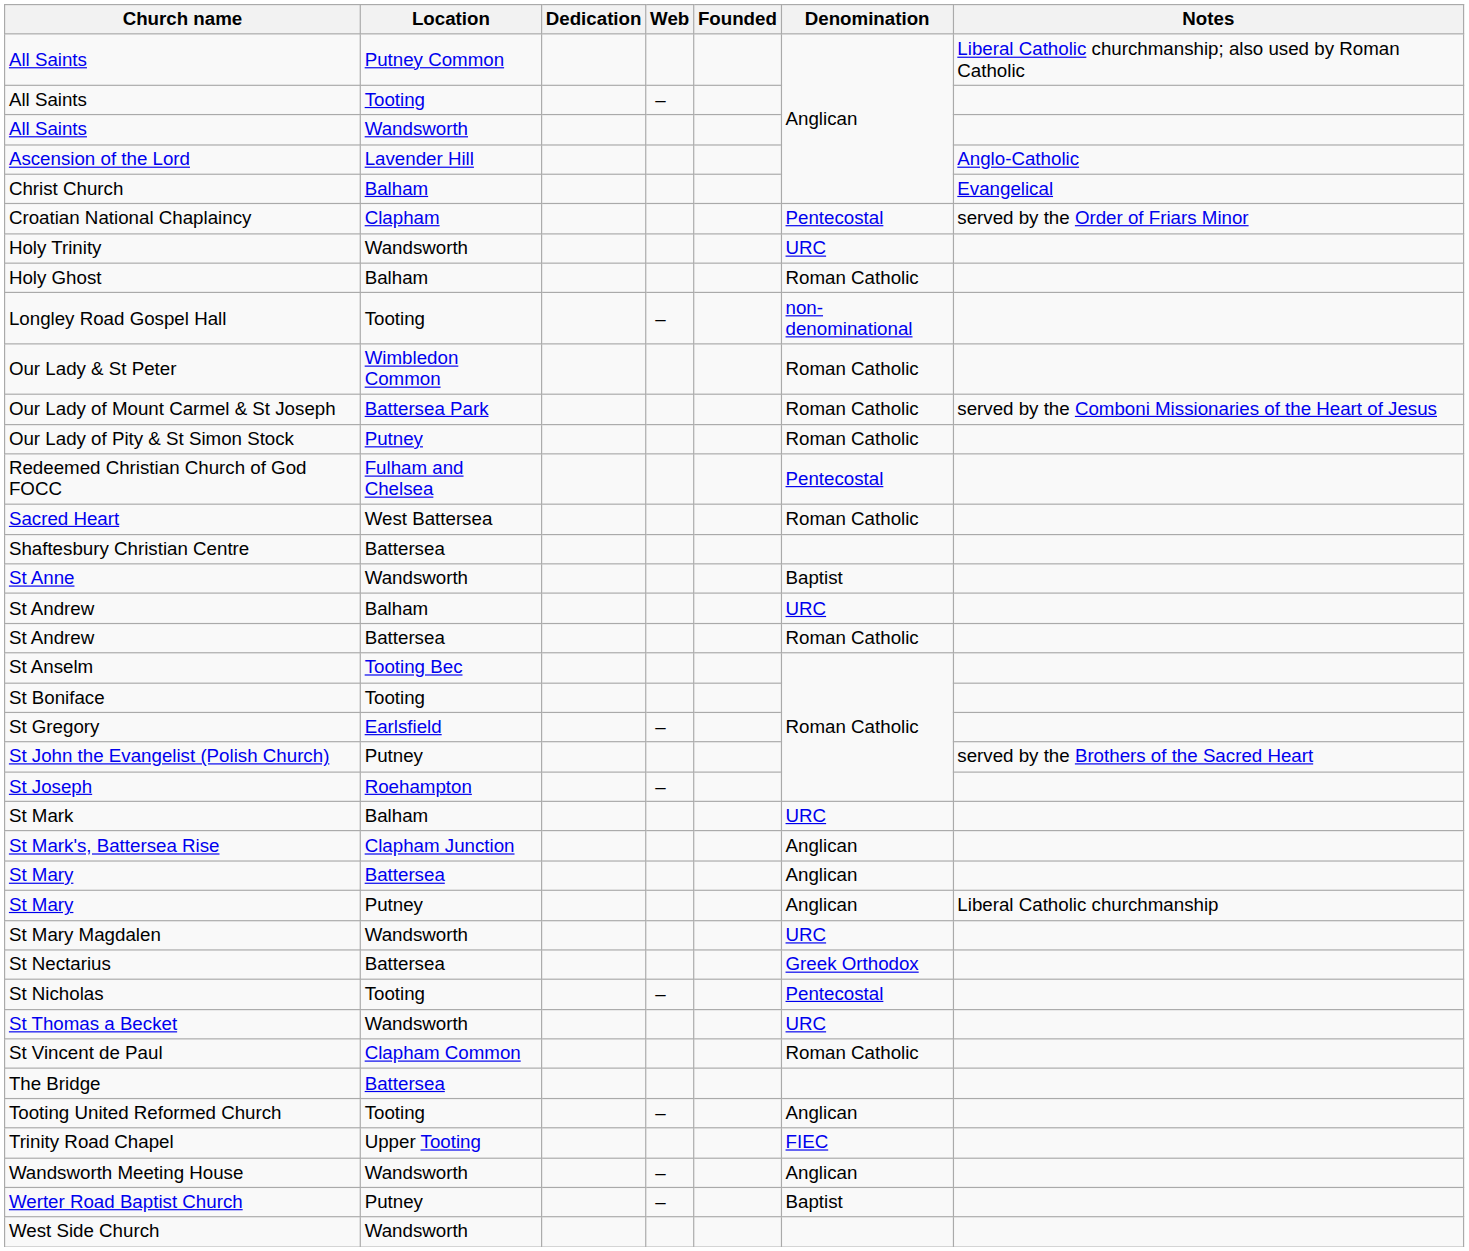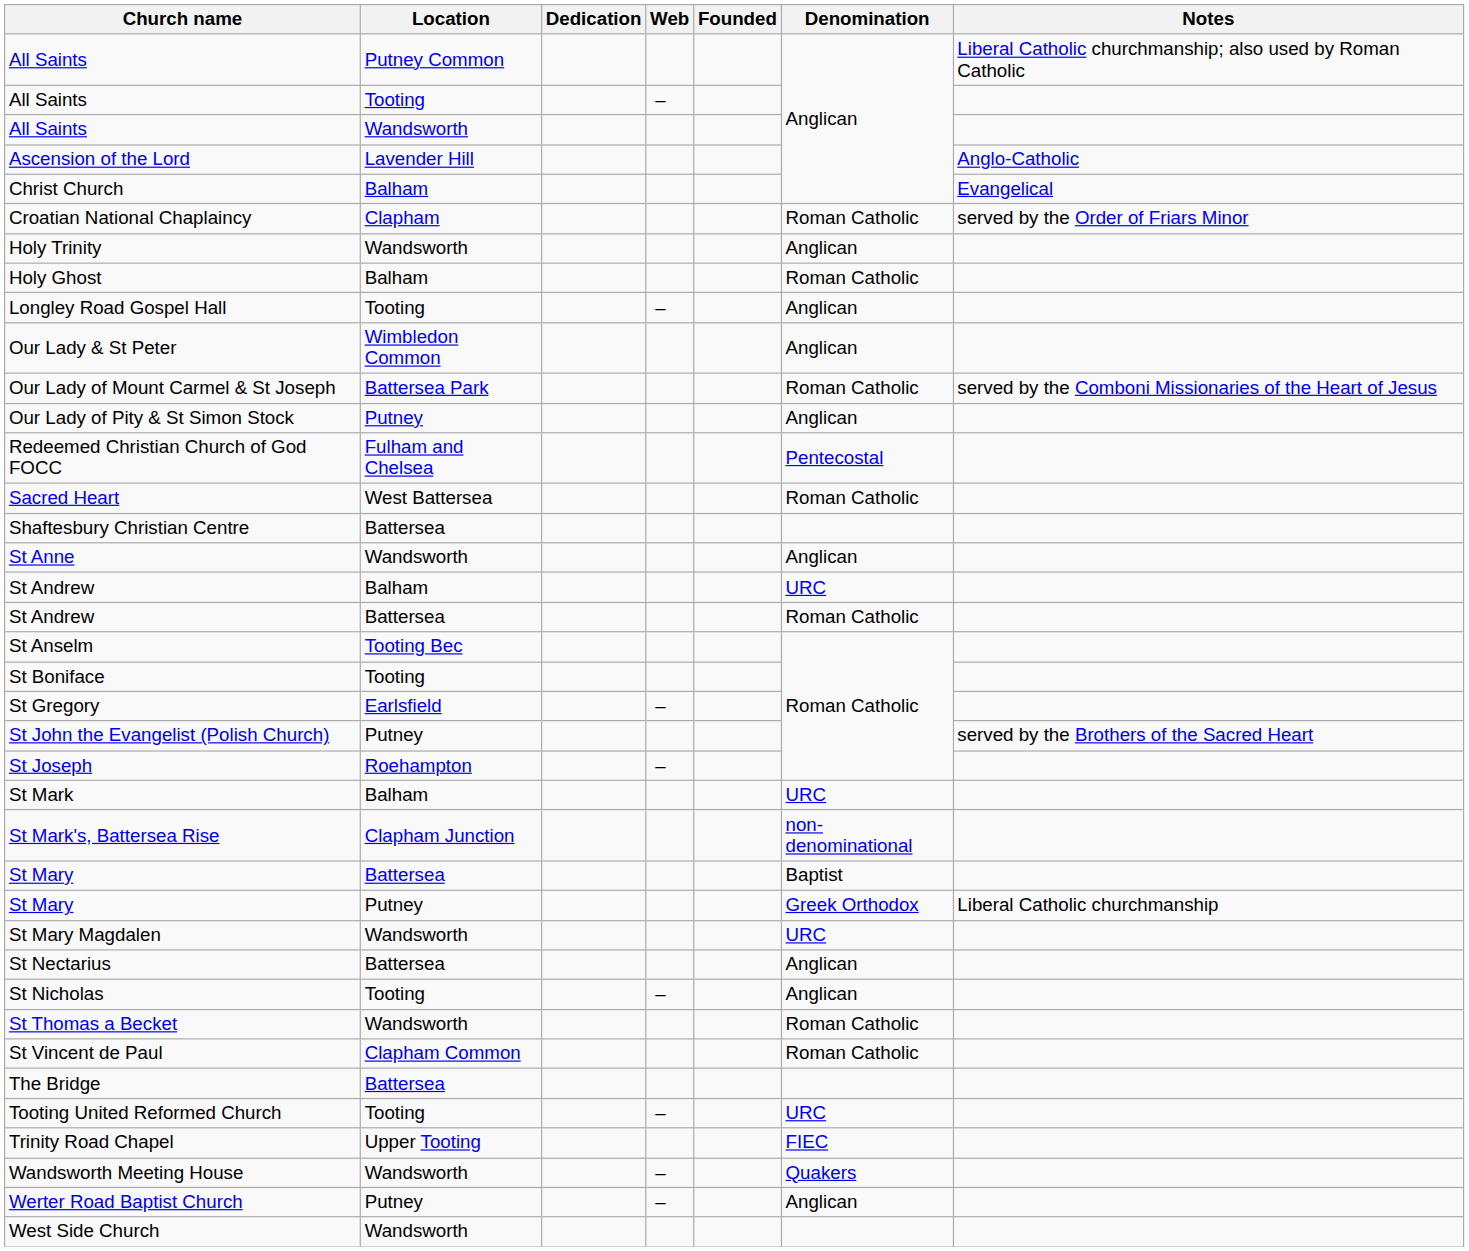(834, 218) Pentecostal -> (852, 218) Roman Catholic
(806, 248) URC -> (821, 248) Anglican
(849, 318) non-denominational -> (821, 307) Anglican
(852, 368) Roman Catholic -> (821, 347) Anglican
(852, 438) Roman Catholic -> (821, 417) Anglican
(814, 578) Baptist -> (821, 557) Anglican
(821, 845) Anglican -> (849, 835) non-denominational
(821, 875) Anglican -> (814, 875) Baptist
(821, 905) Anglican -> (852, 905) Greek Orthodox
(852, 964) Greek Orthodox -> (821, 964) Anglican
(834, 994) Pentecostal -> (821, 994) Anglican
(806, 1023) URC -> (852, 1023) Roman Catholic
(821, 1113) Anglican -> (806, 1113) URC
(821, 1172) Anglican -> (821, 1172) Quakers
(814, 1202) Baptist -> (821, 1202) Anglican
